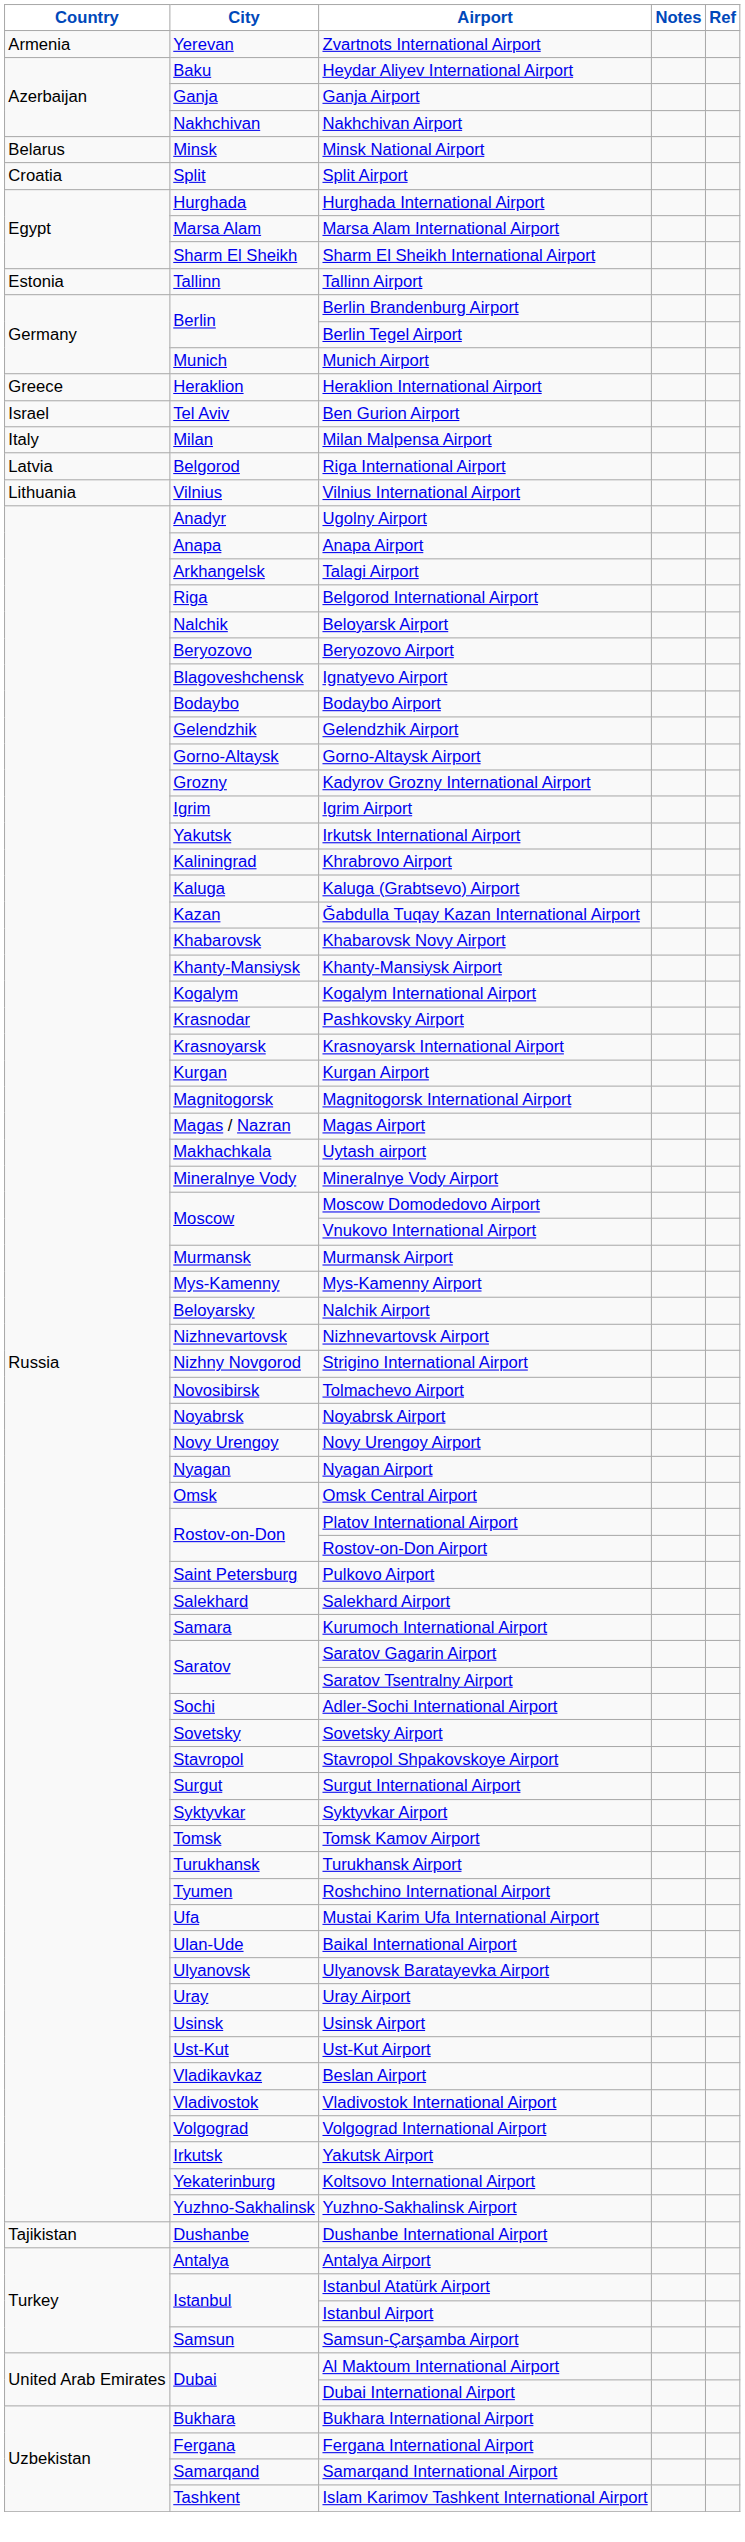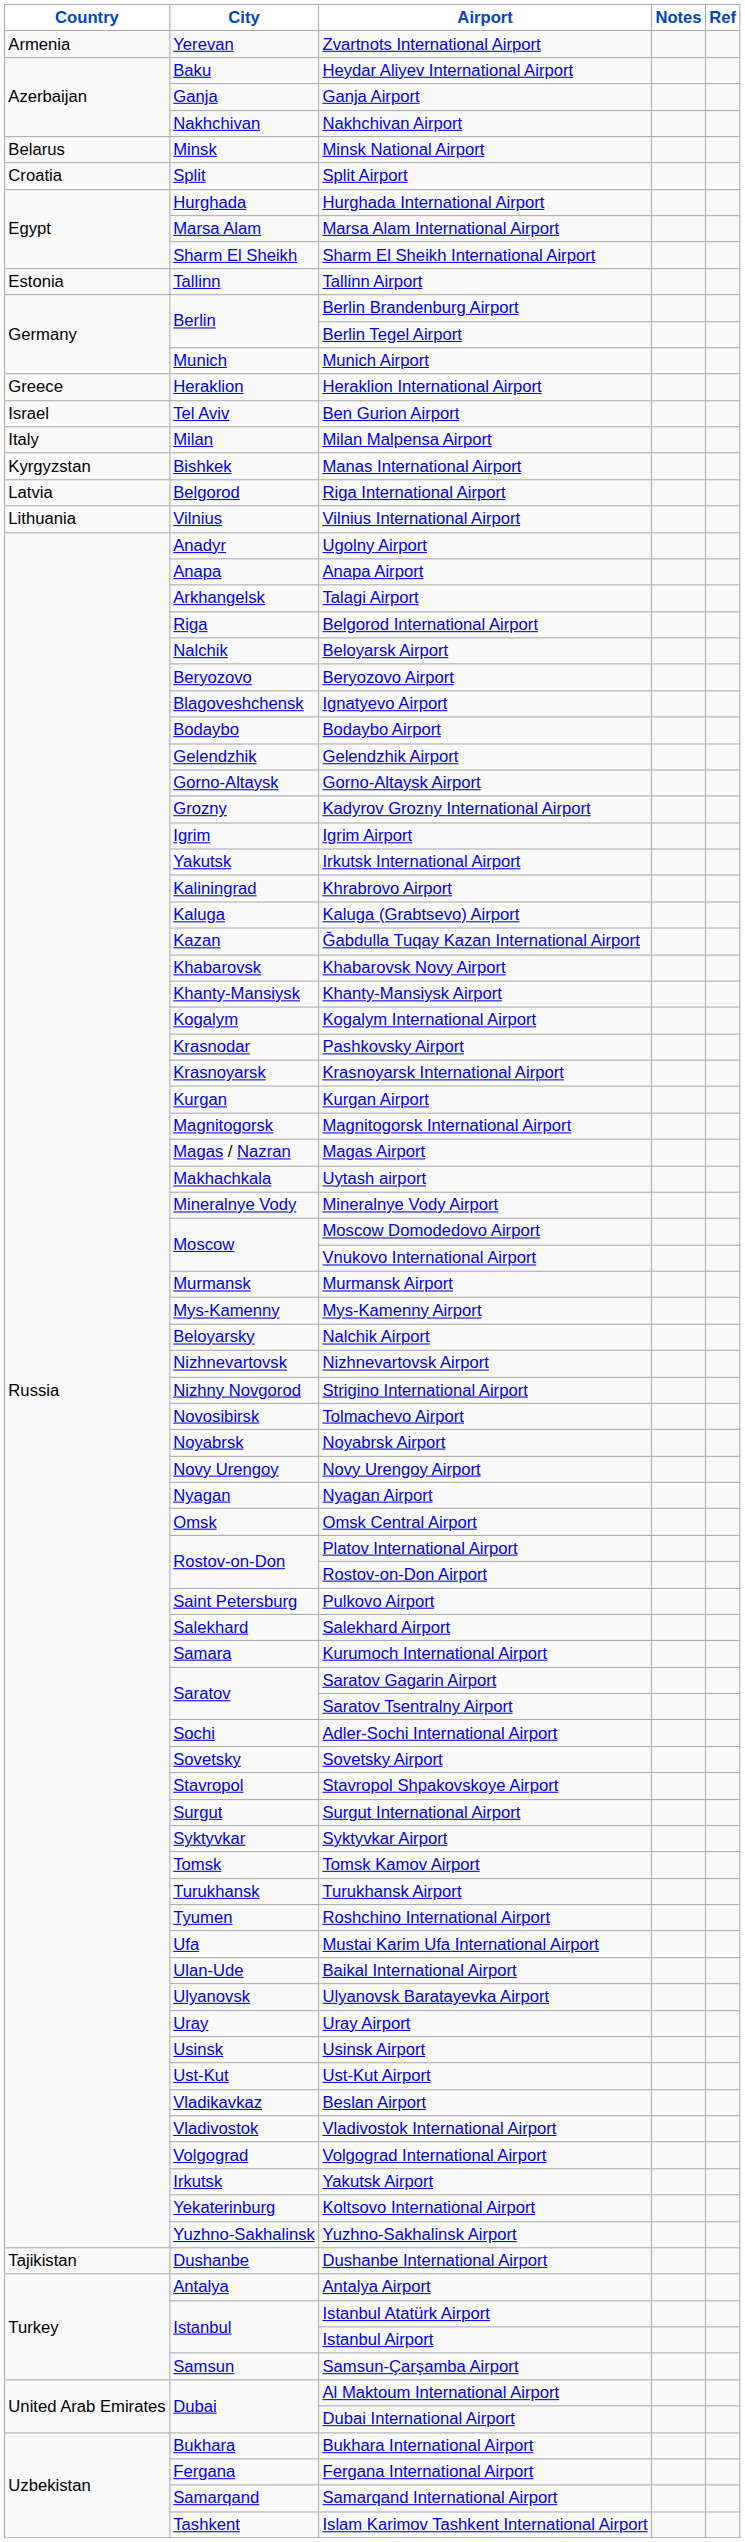+ row: (422, 466)
